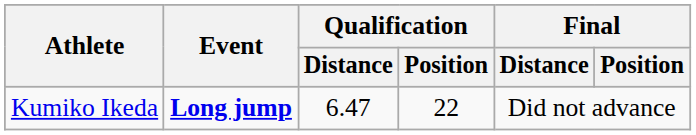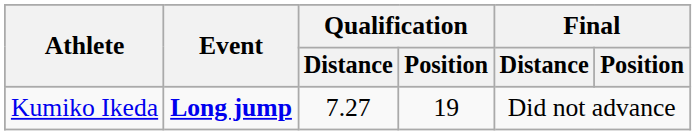(348, 108) 6.47 -> (348, 108) 7.27
(446, 108) 22 -> (446, 108) 19
